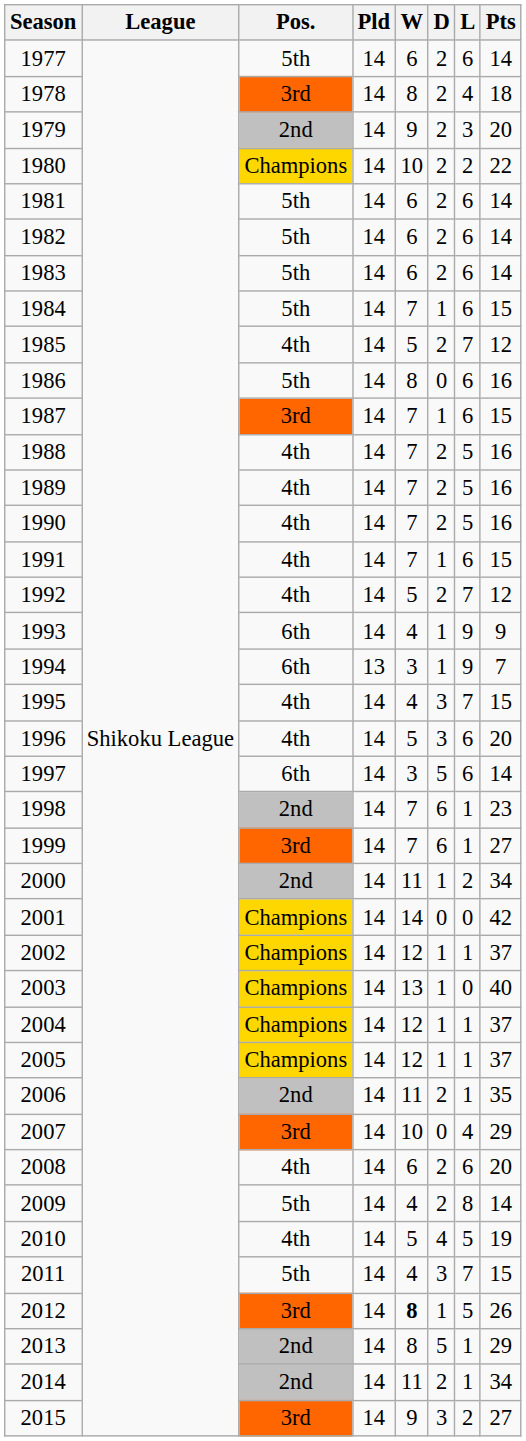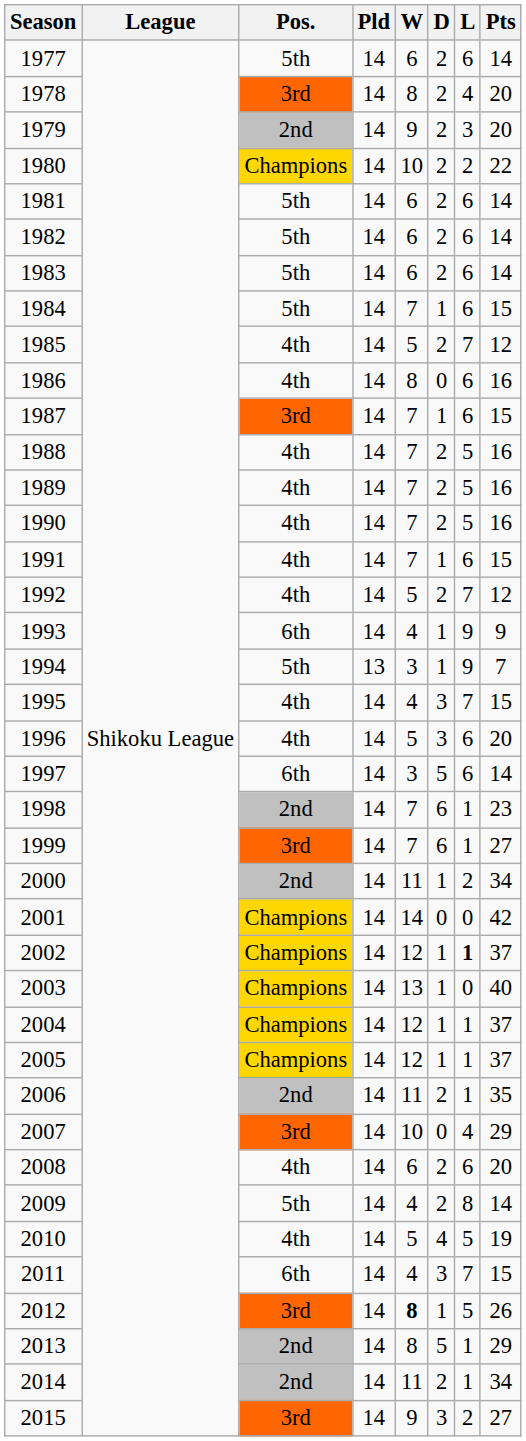(501, 93) 18 -> (501, 93) 20
(296, 380) 5th -> (296, 380) 4th
(296, 666) 6th -> (296, 666) 5th
(468, 952) normal -> (468, 952) bold
(296, 1274) 5th -> (296, 1274) 6th
